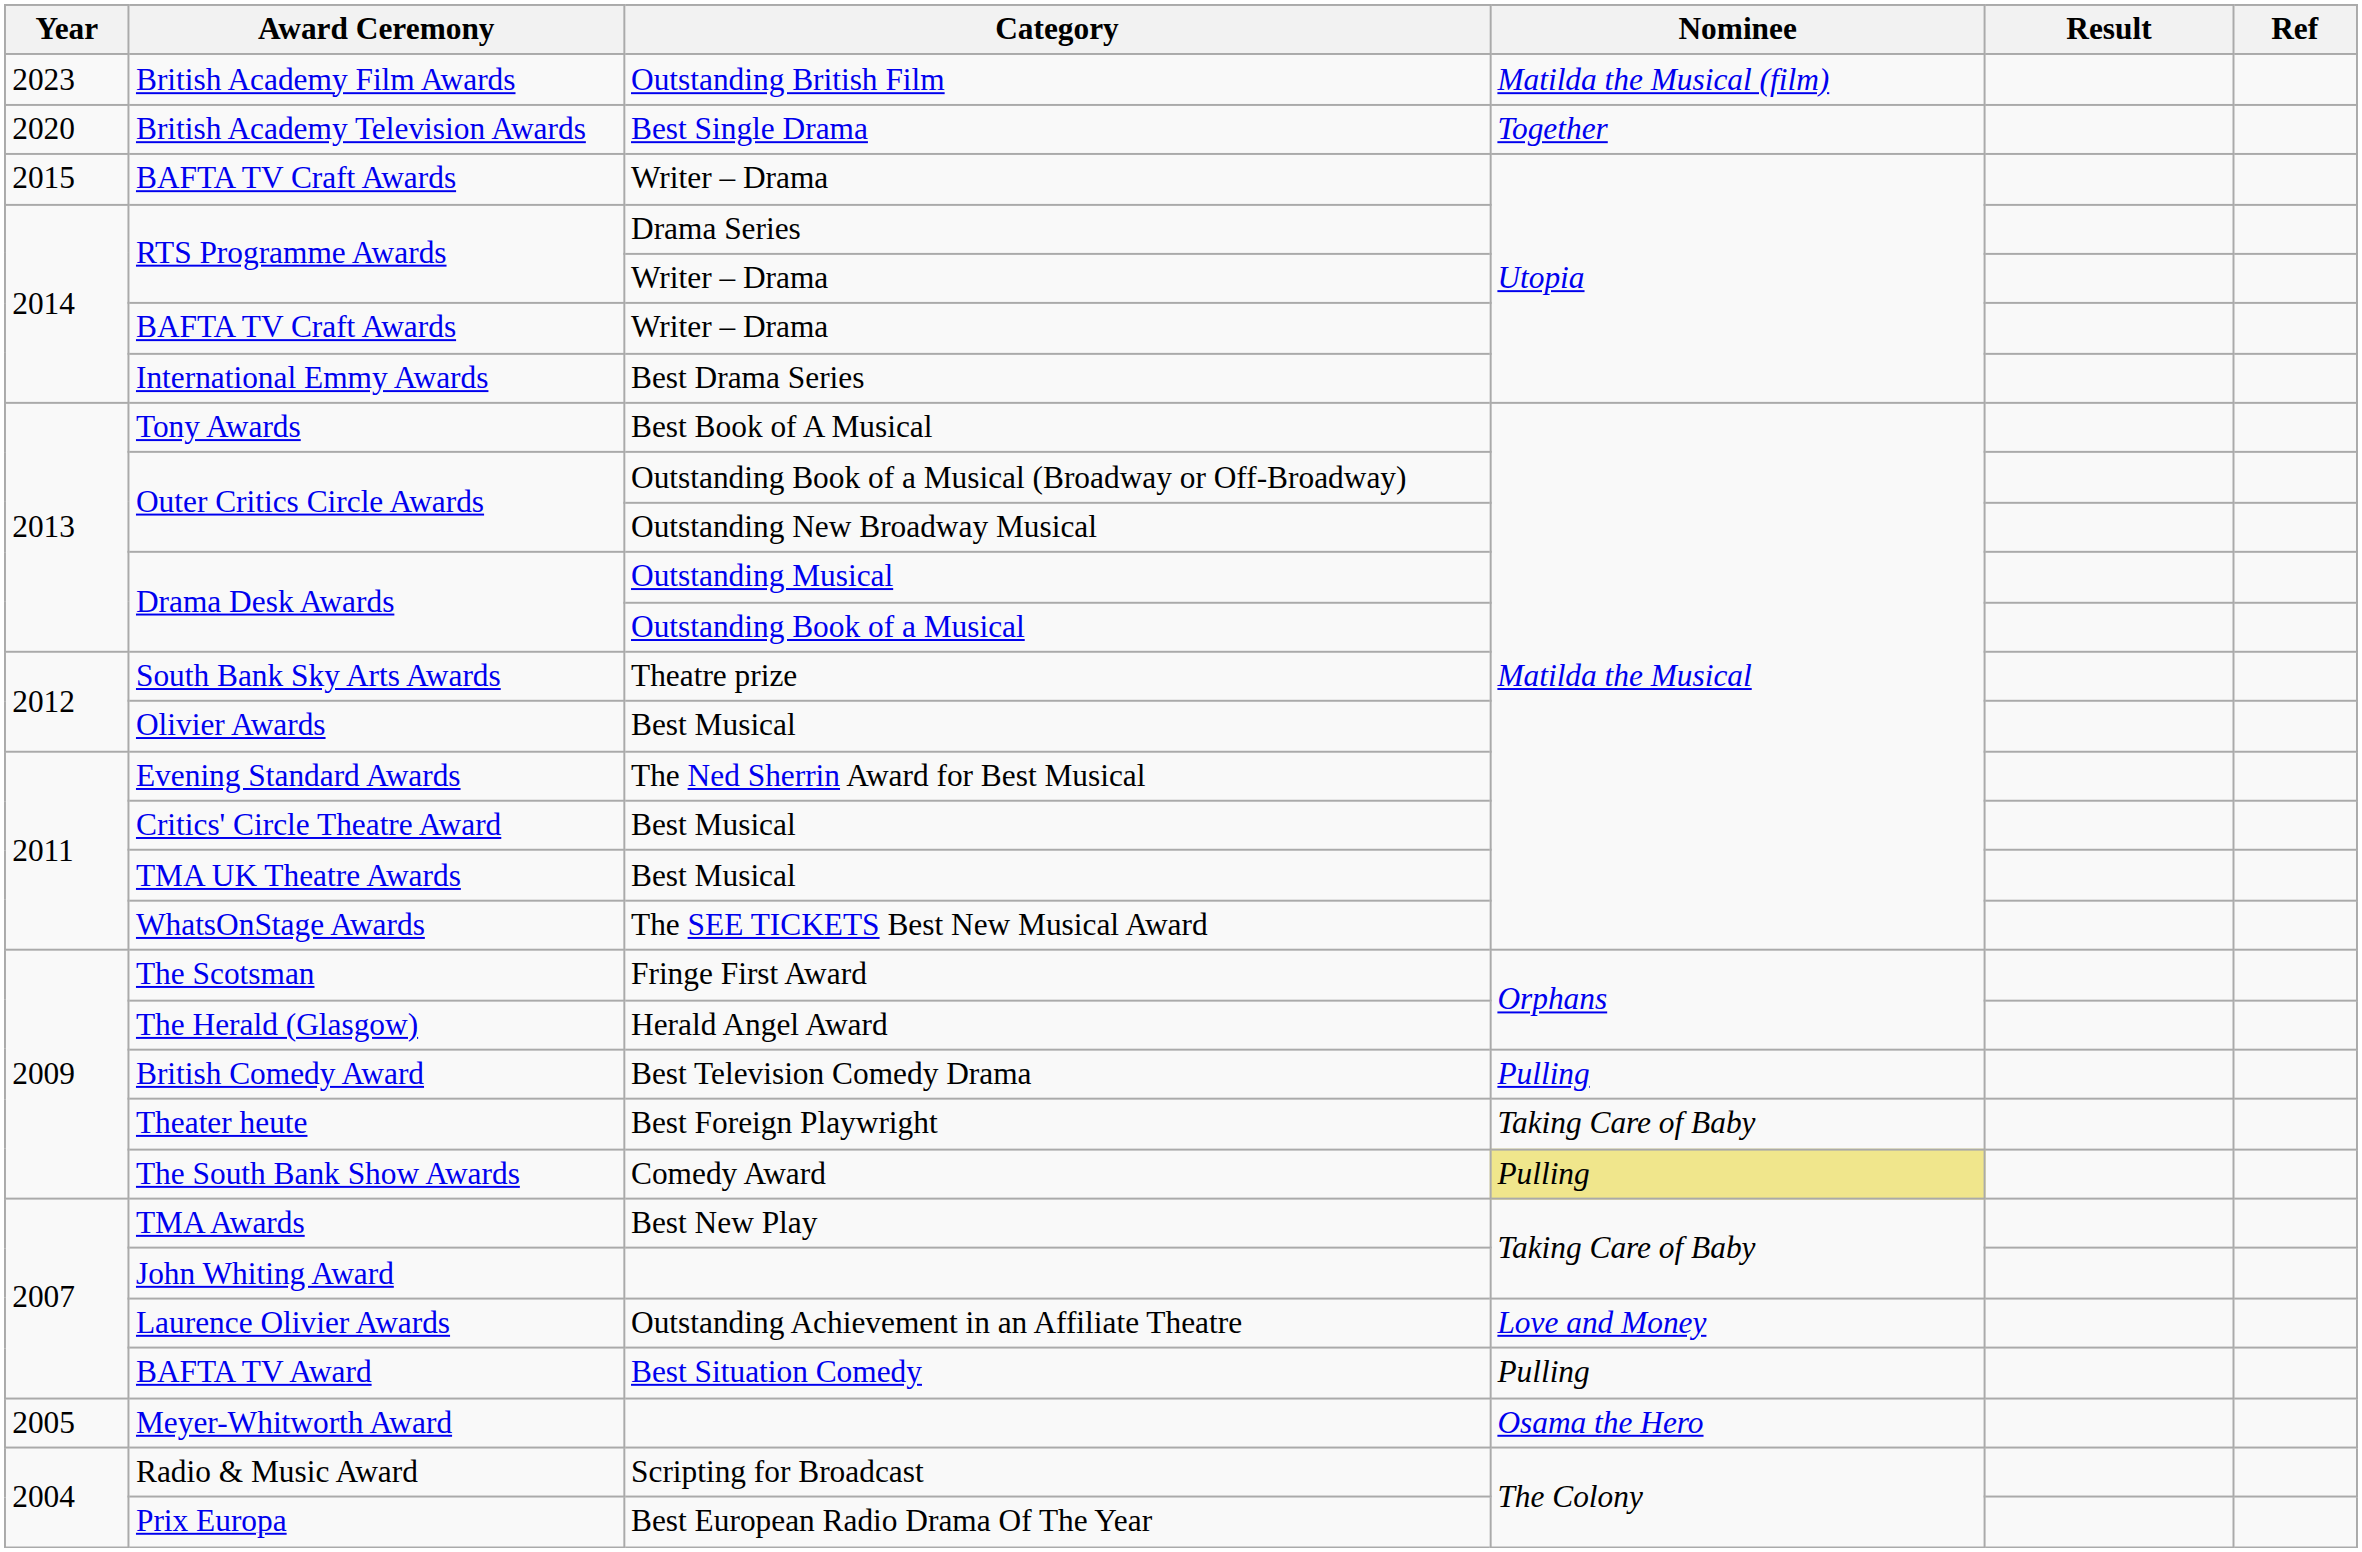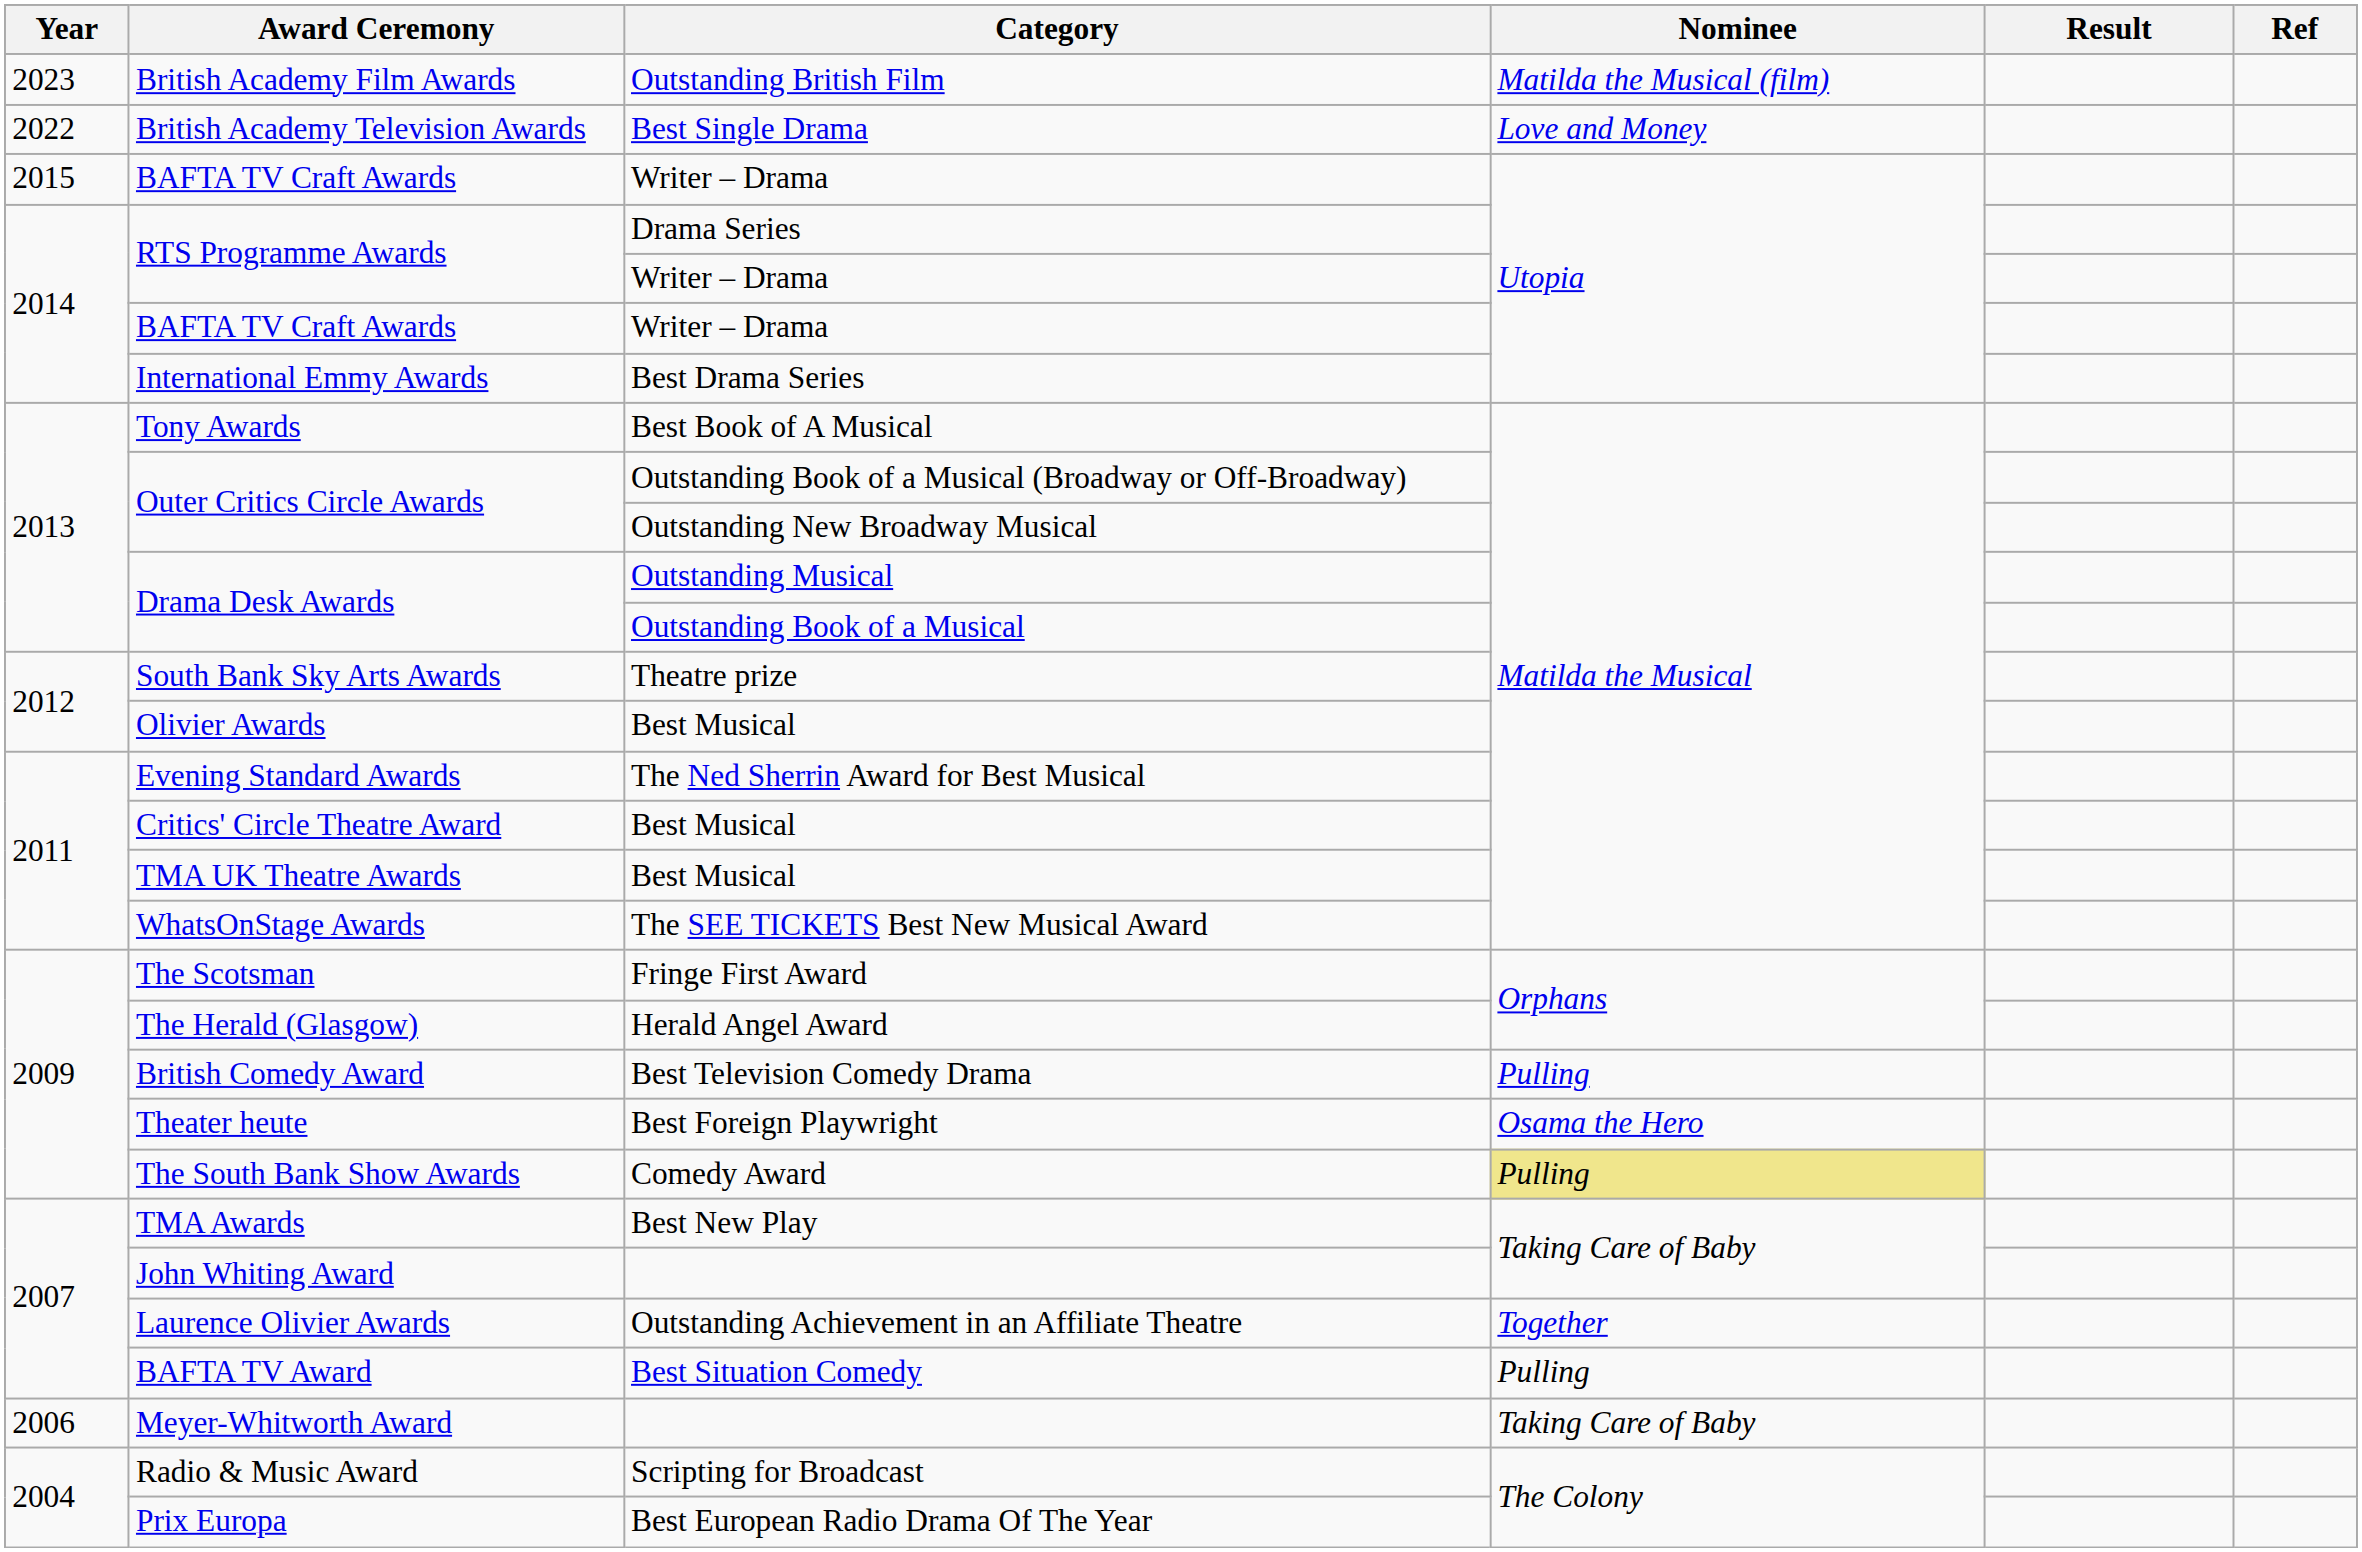(44, 128) 2020 -> (44, 128) 2022
(1553, 128) Together -> (1602, 128) Love and Money
(1626, 1123) Taking Care of Baby -> (1600, 1123) Osama the Hero
(1602, 1322) Love and Money -> (1553, 1322) Together
(44, 1421) 2005 -> (44, 1421) 2006
(1600, 1421) Osama the Hero -> (1626, 1421) Taking Care of Baby
